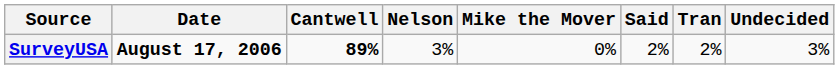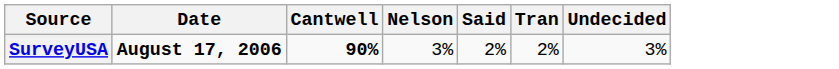- column: (539, 20)
(362, 50) 89% -> (362, 50) 90%
